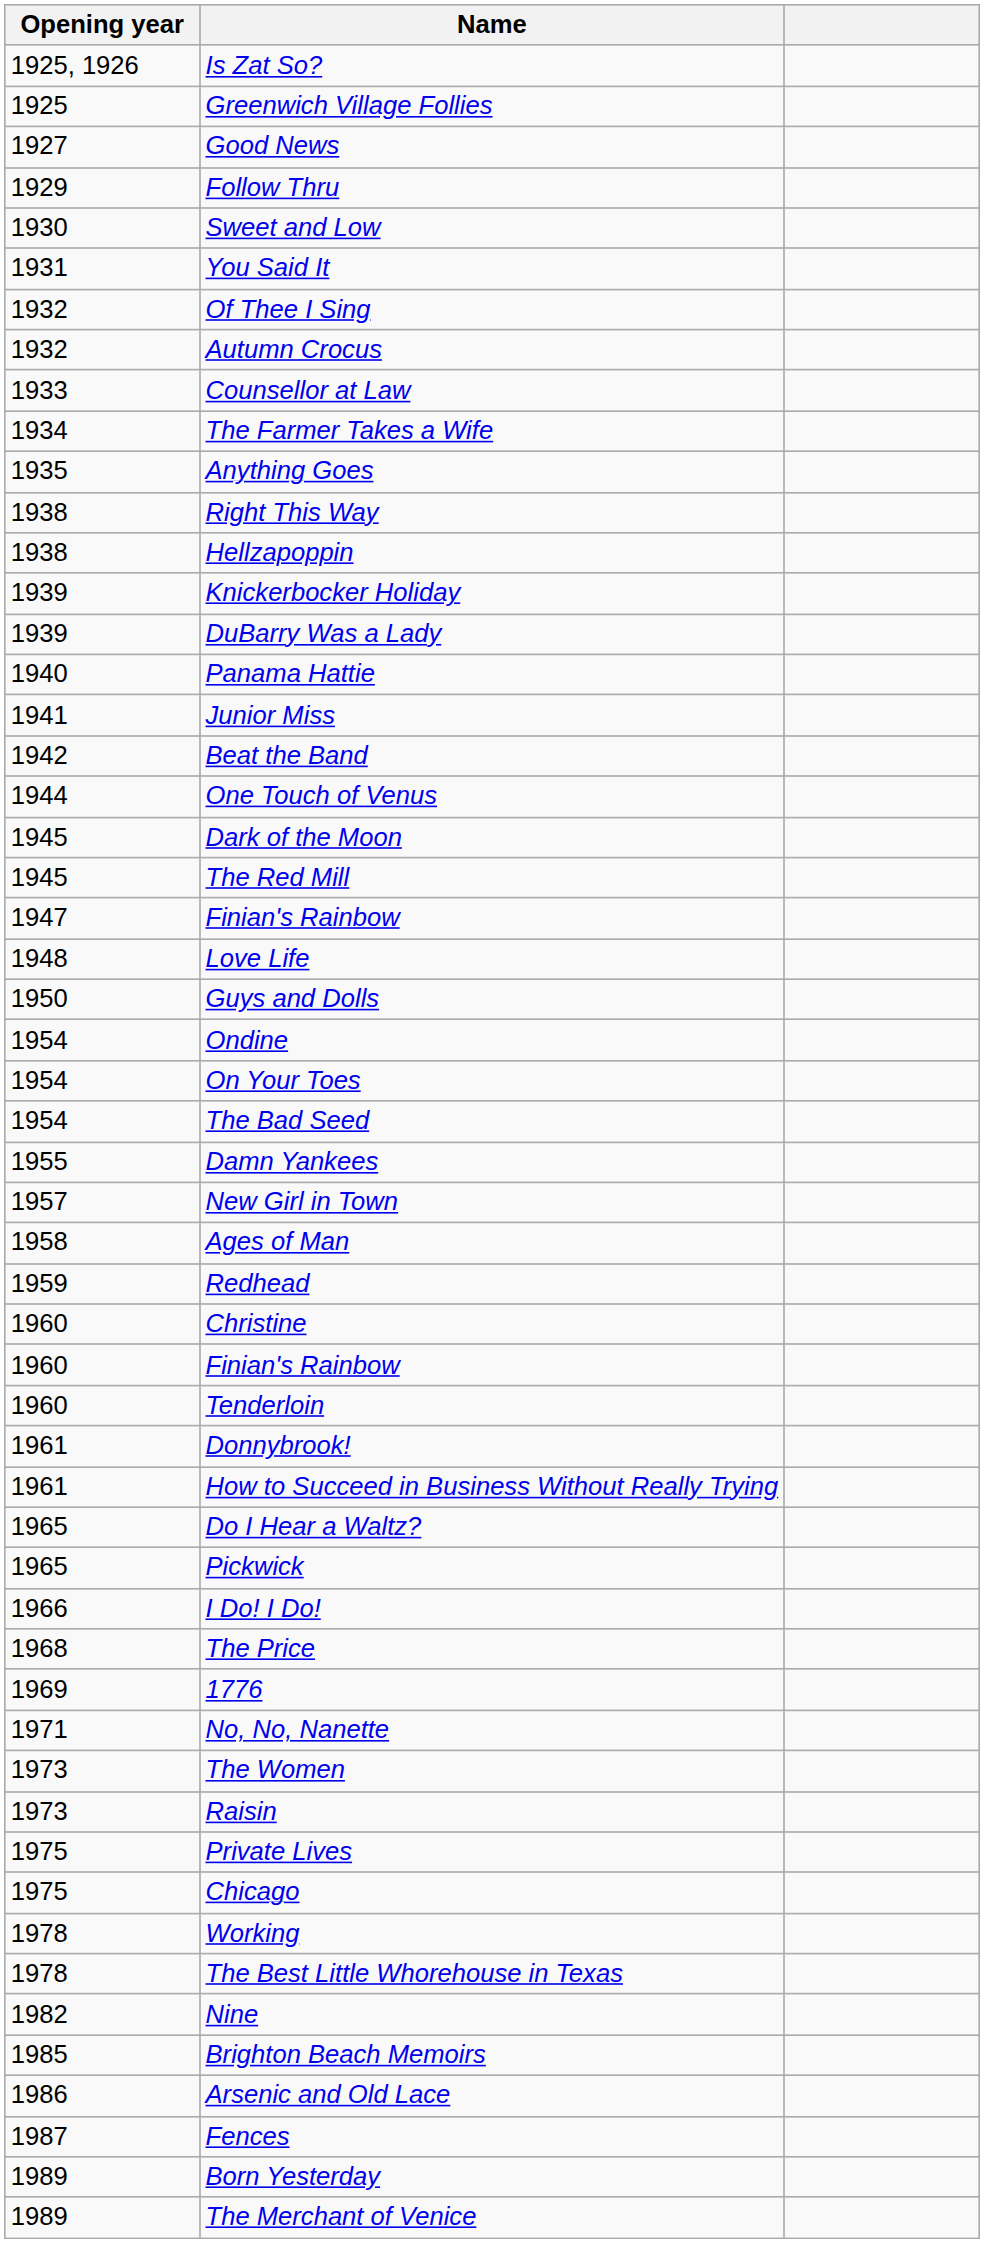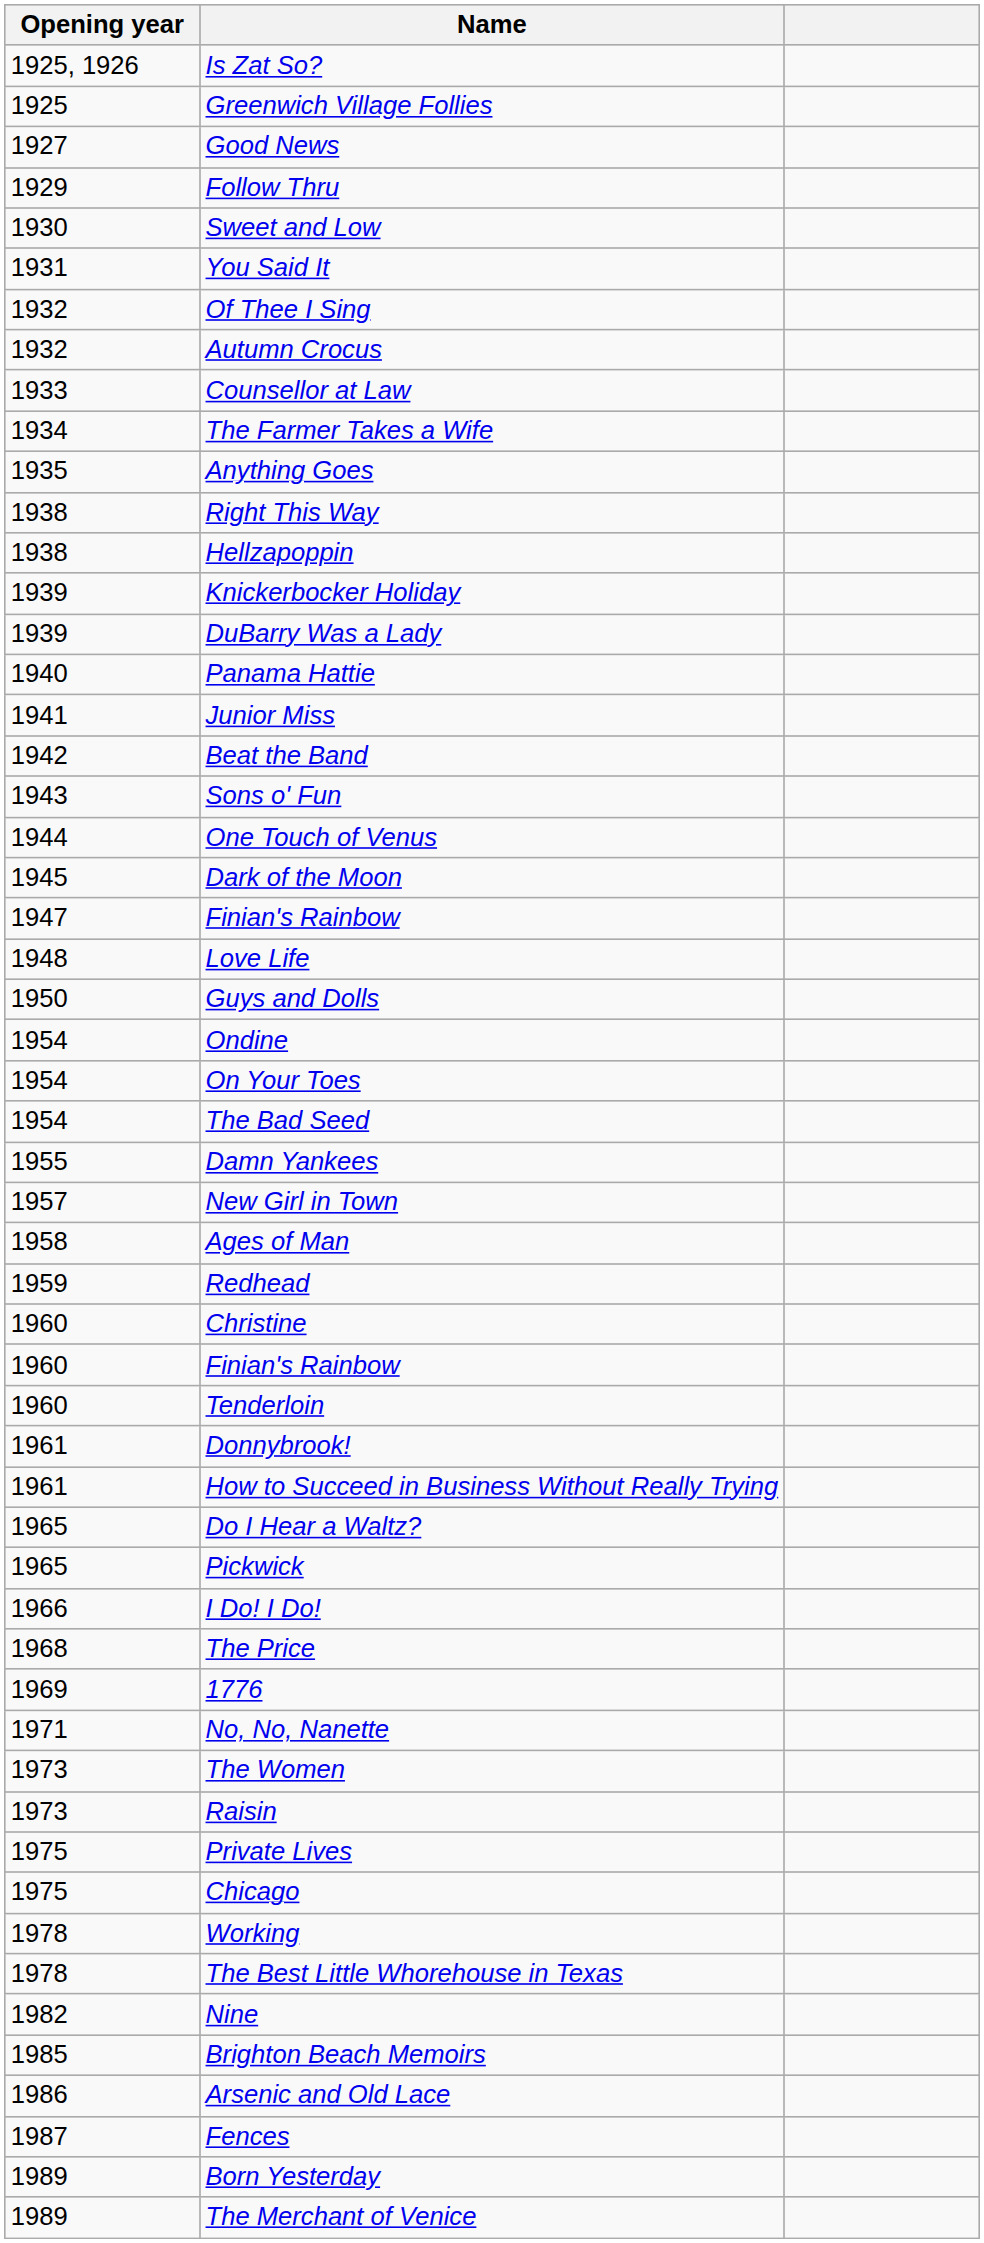+ row: (39, 796)
- row: (39, 877)
